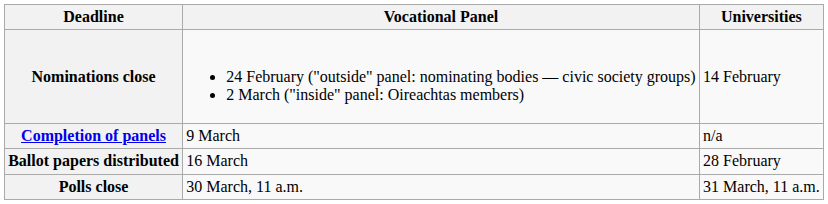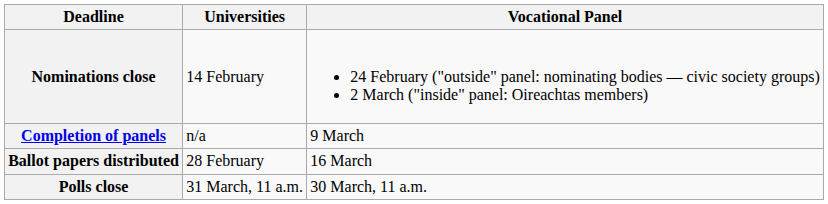columns swapped: (761, 17) <-> (441, 17)
